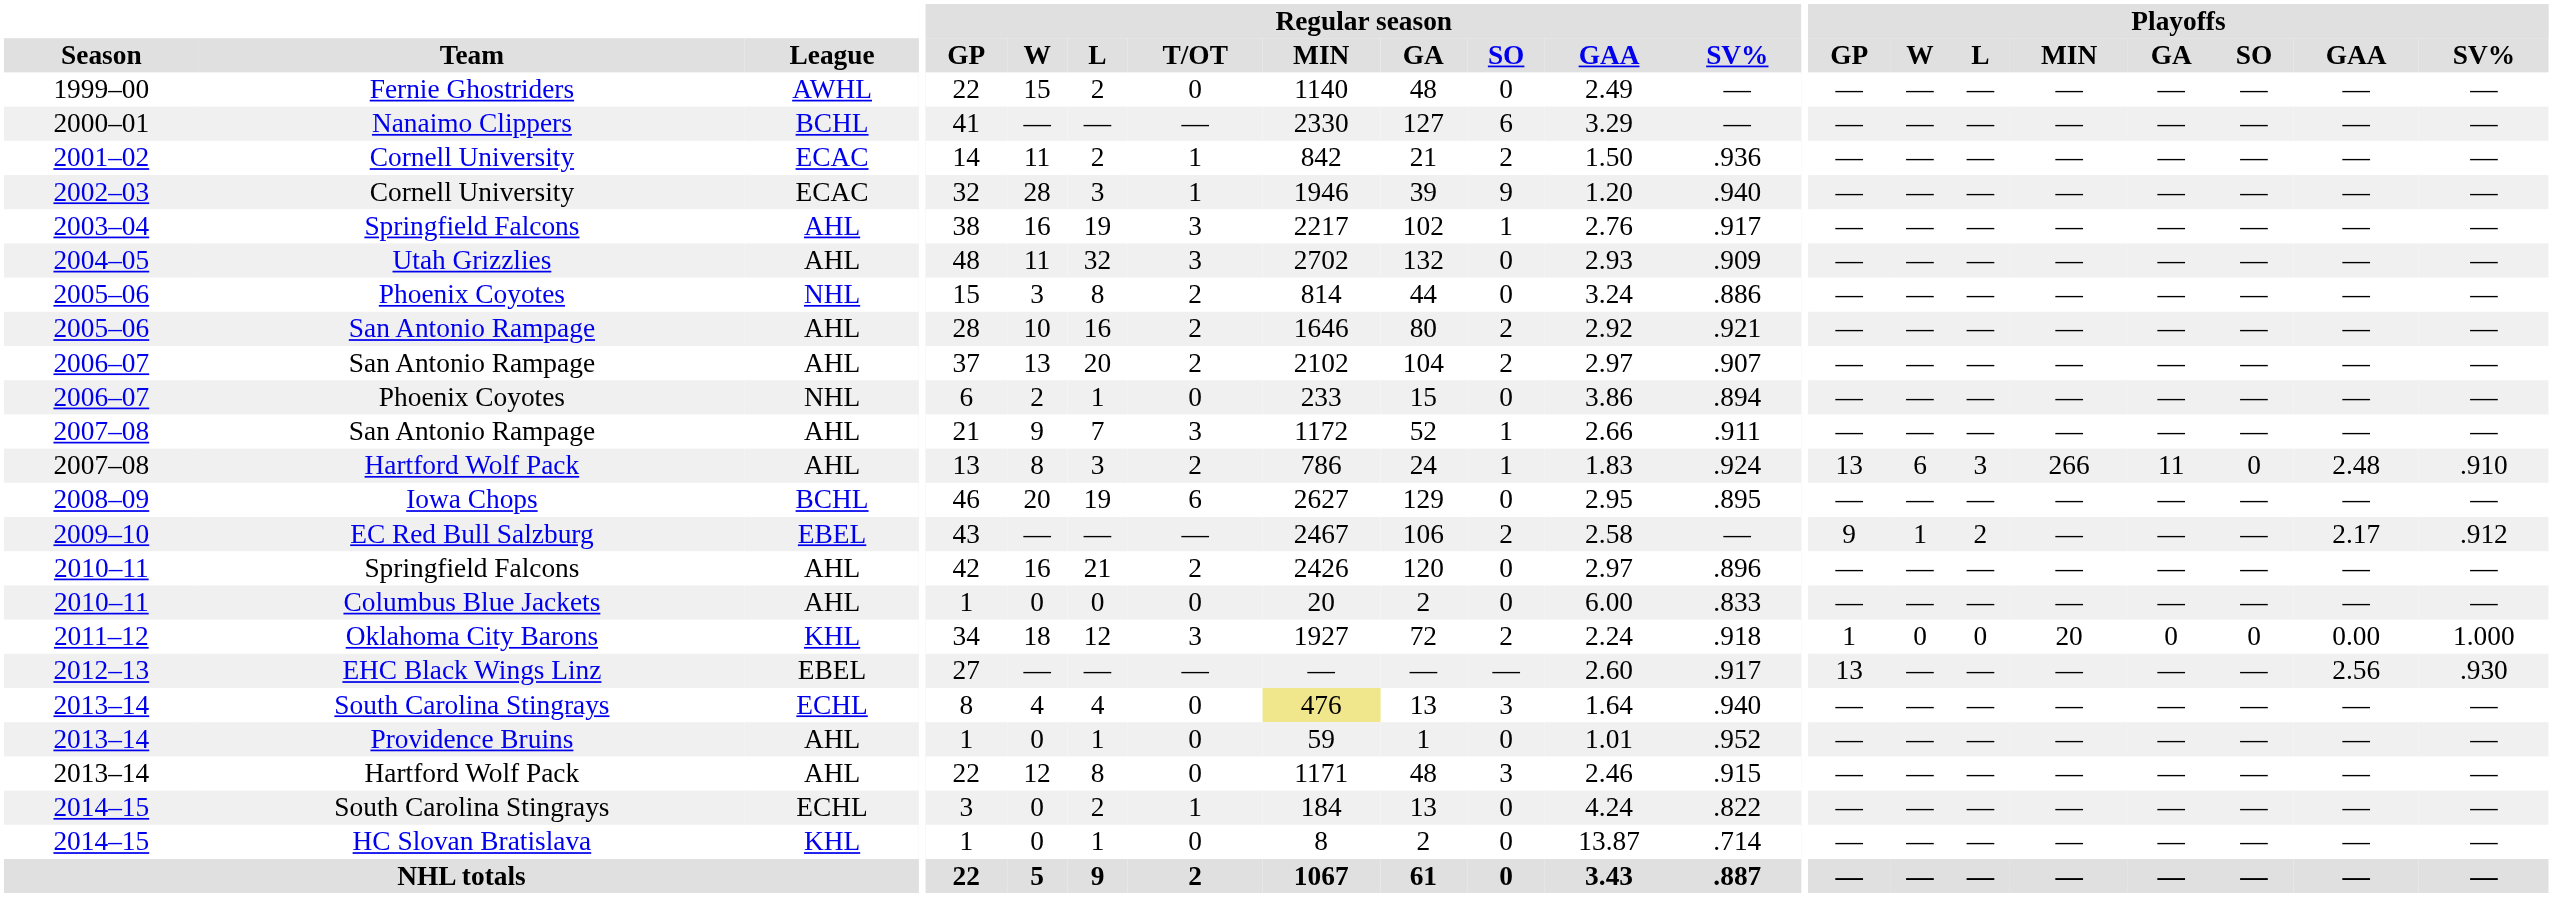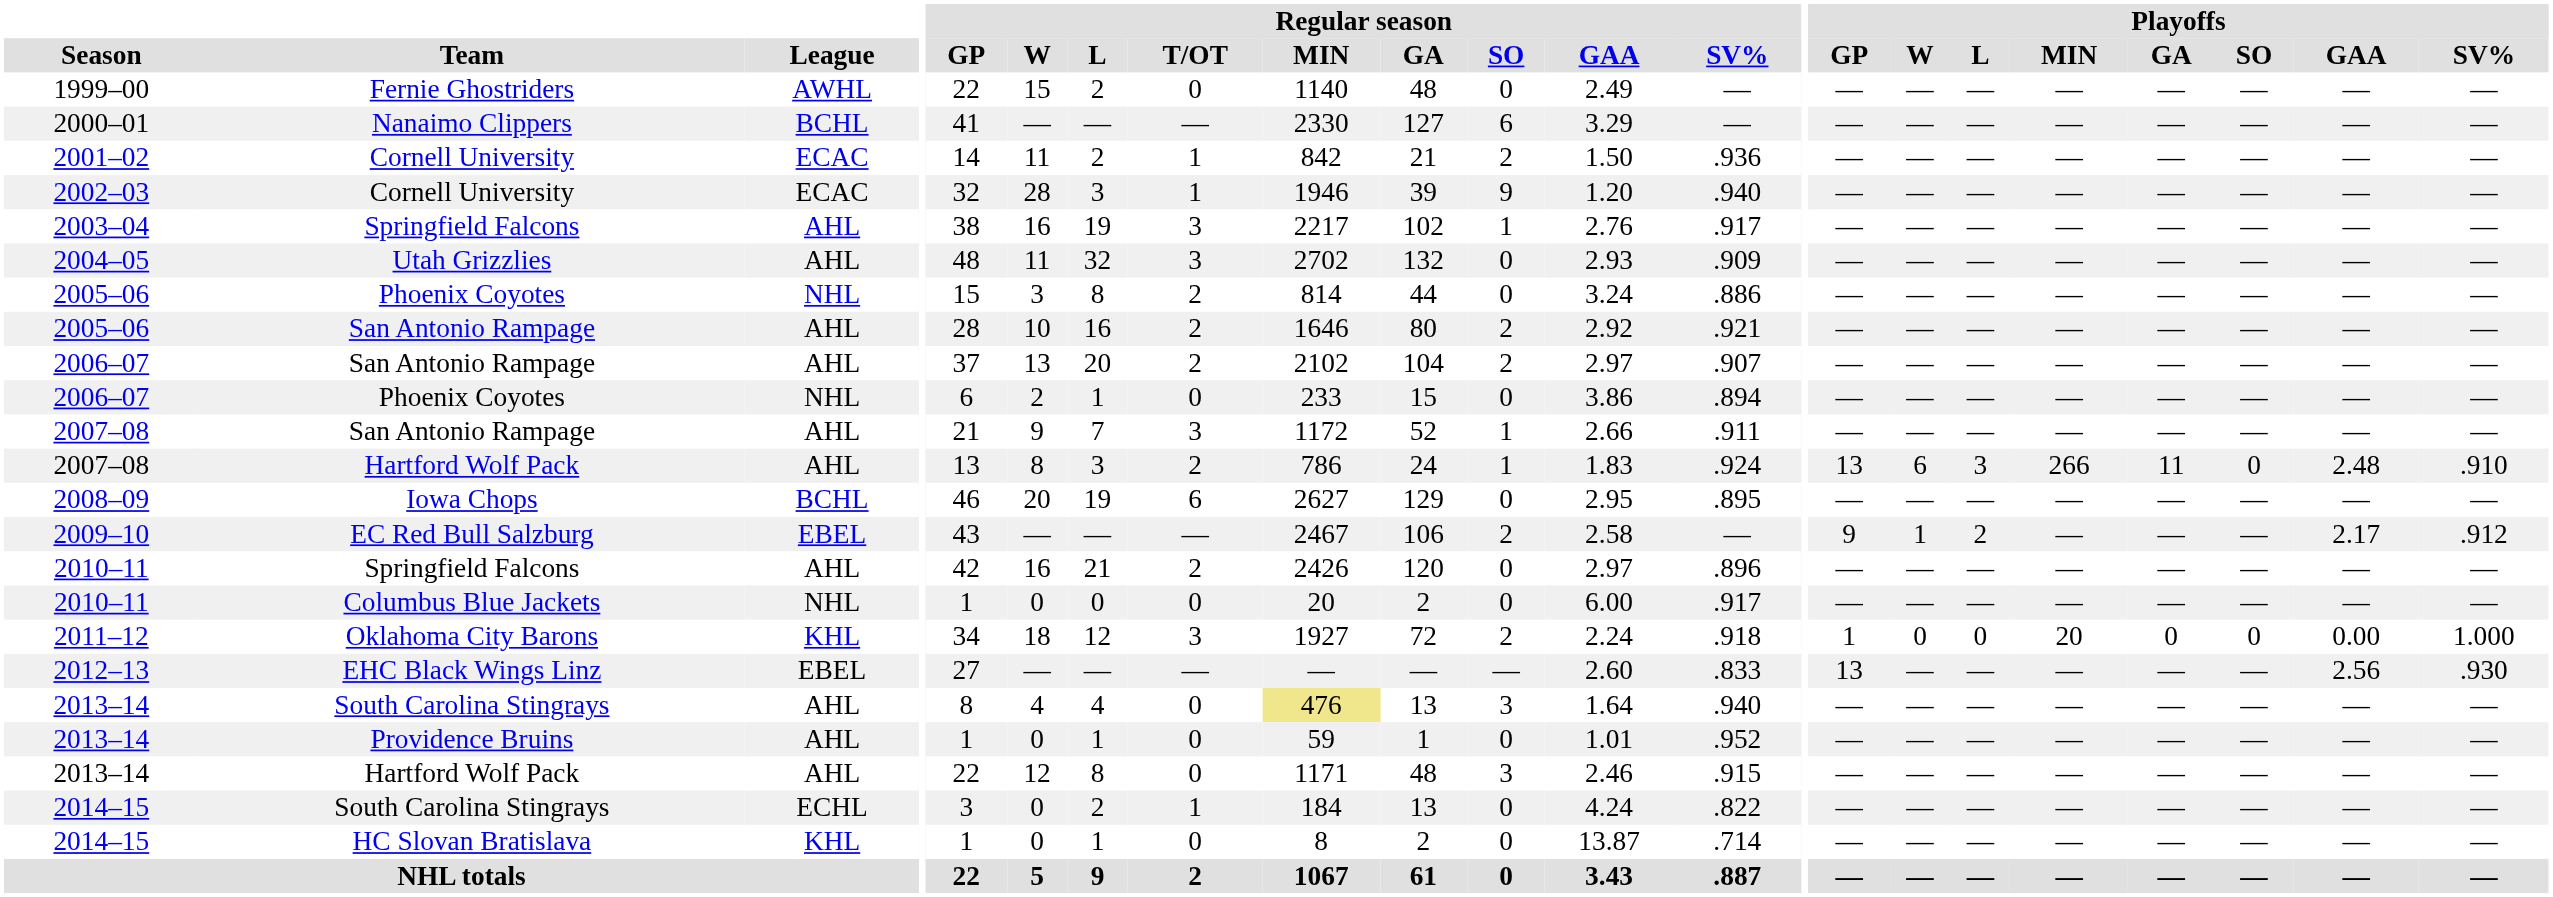(832, 602) AHL -> (832, 602) NHL
(1737, 602) .833 -> (1737, 602) .917
(1737, 670) .917 -> (1737, 670) .833
(832, 704) ECHL -> (832, 704) AHL
